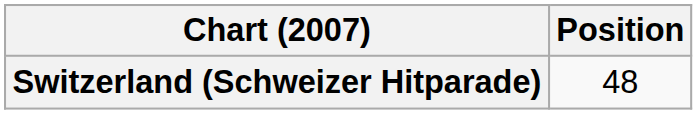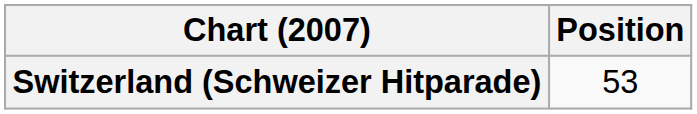(620, 81) 48 -> (620, 81) 53
